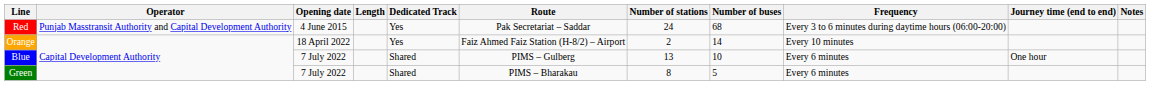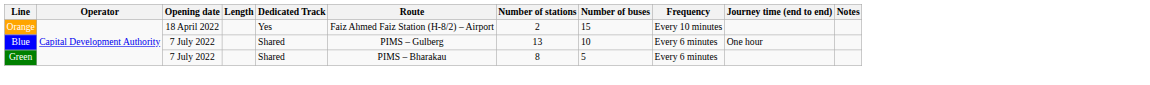- row: (21, 27)
(717, 42) 14 -> (586, 27) 15
